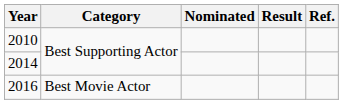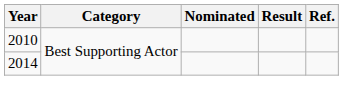- row: (23, 87)
